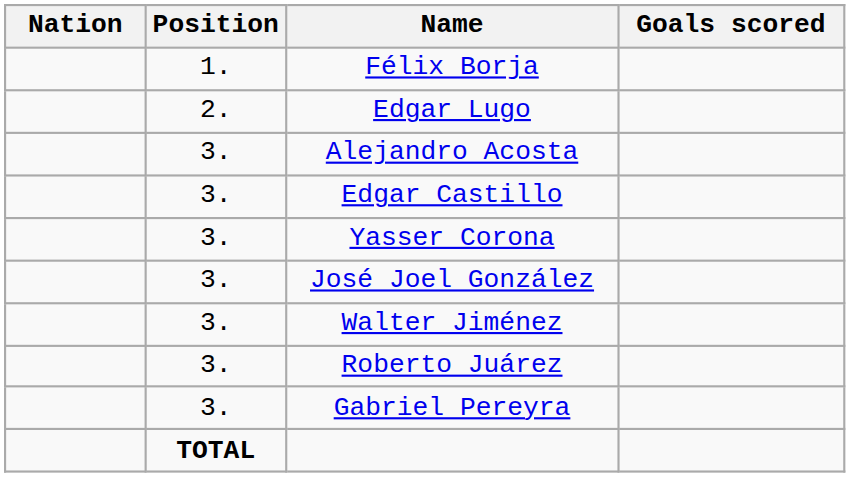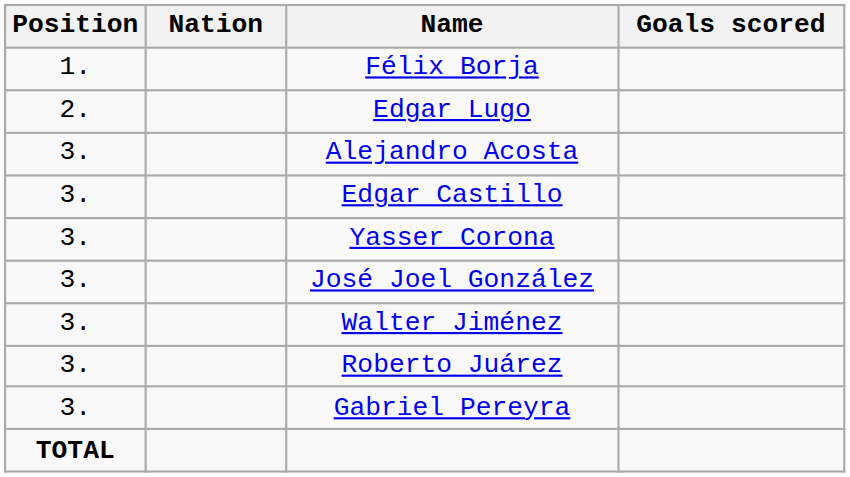columns swapped: (216, 27) <-> (75, 27)
